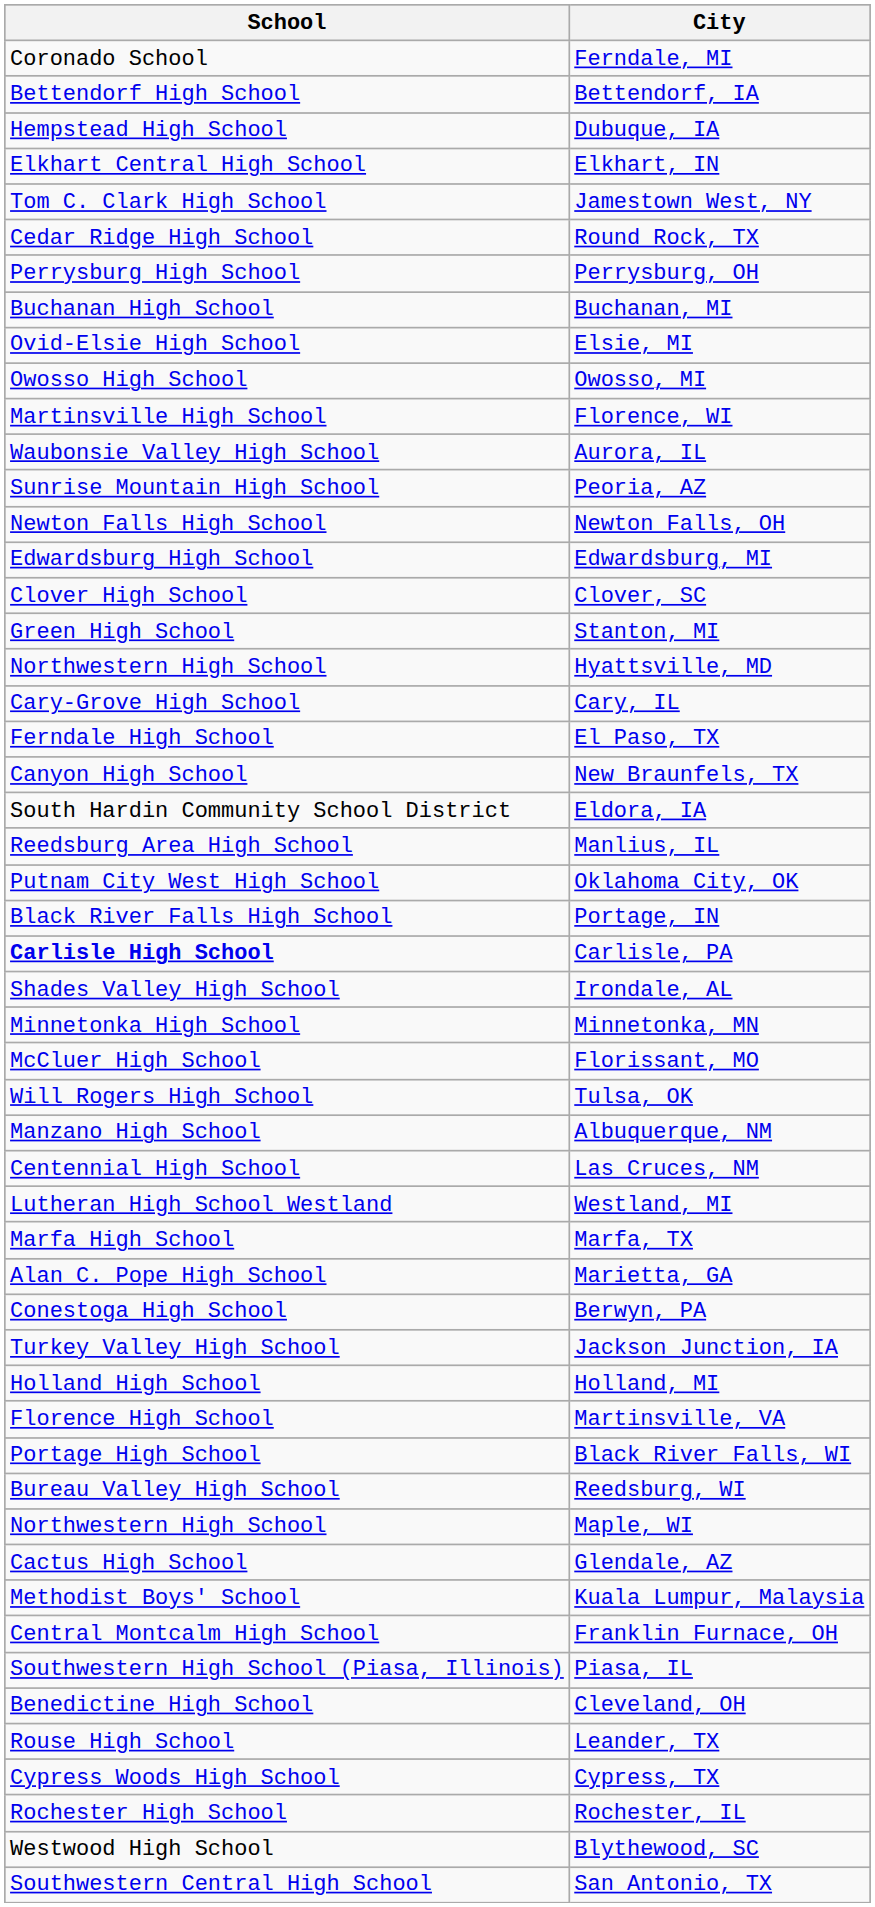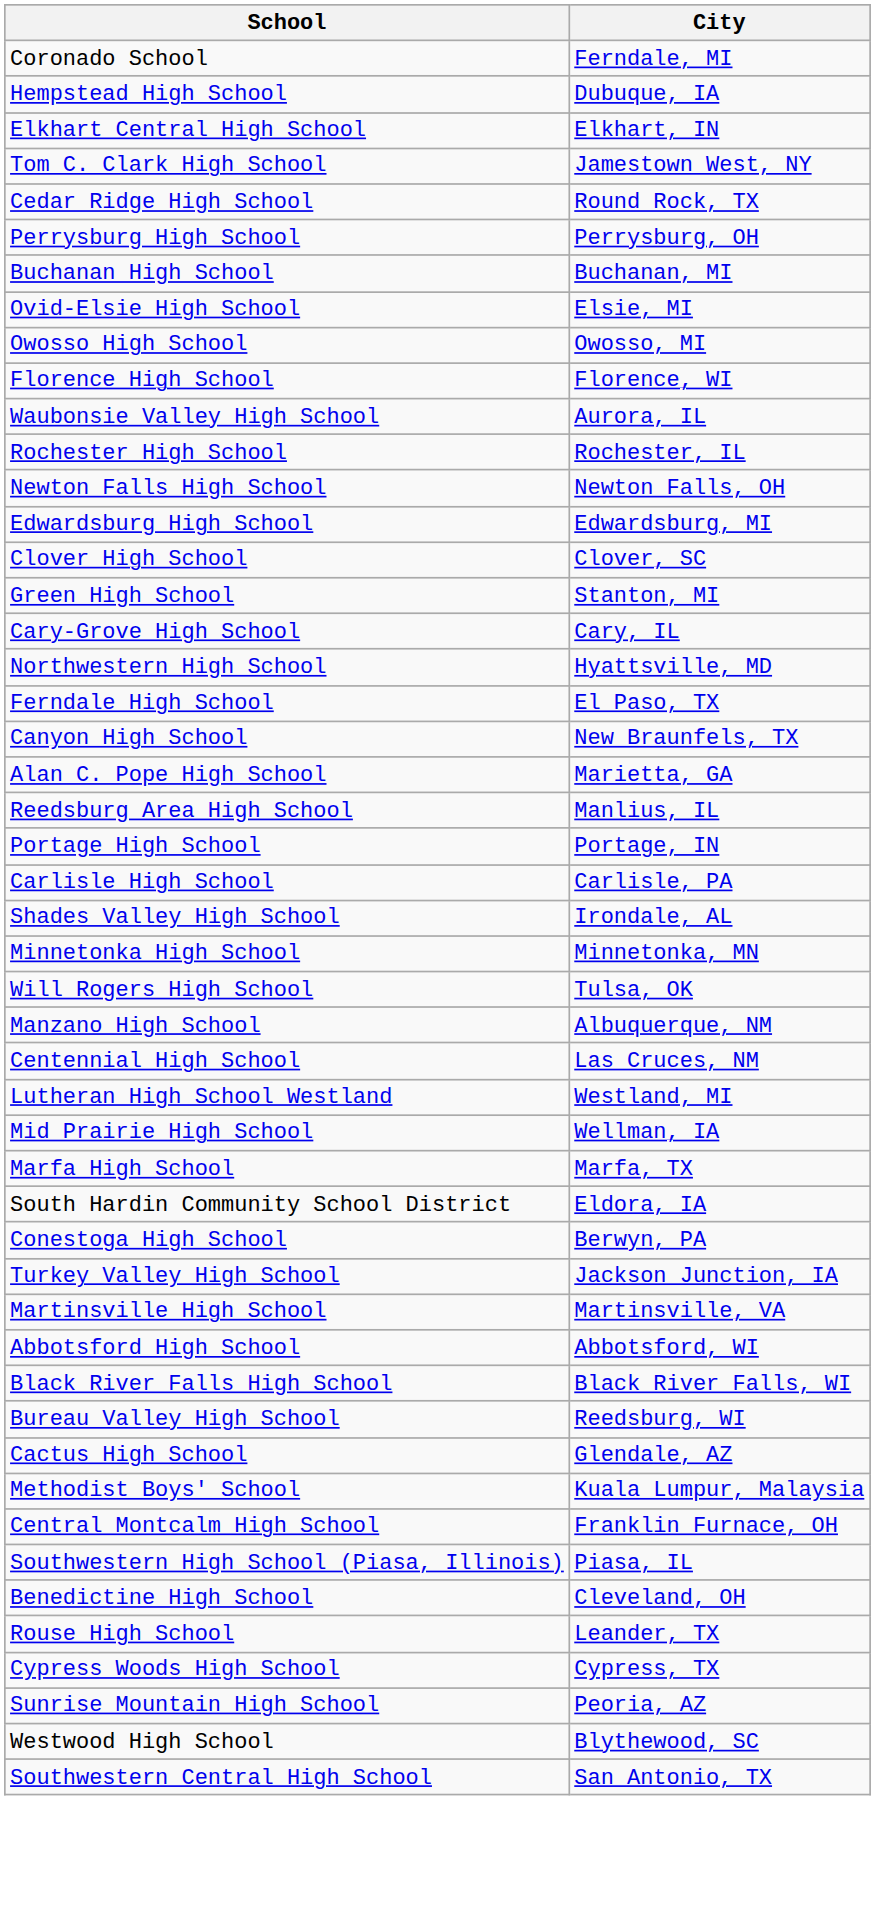- row: (667, 94)
(168, 417) Martinsville High School -> (142, 381) Florence High School
rows swapped: (660, 1813) <-> (640, 488)
rows swapped: (673, 667) <-> (627, 703)
rows swapped: (640, 810) <-> (653, 1276)
- row: (686, 882)
(201, 918) Black River Falls High School -> (135, 846) Portage High School
(142, 954) bold -> (142, 882) normal
- row: (667, 1061)
+ row: (647, 1133)
- row: (647, 1383)
(142, 1419) Florence High School -> (168, 1312) Martinsville High School
+ row: (667, 1348)
(135, 1455) Portage High School -> (201, 1383) Black River Falls High School
- row: (634, 1527)
